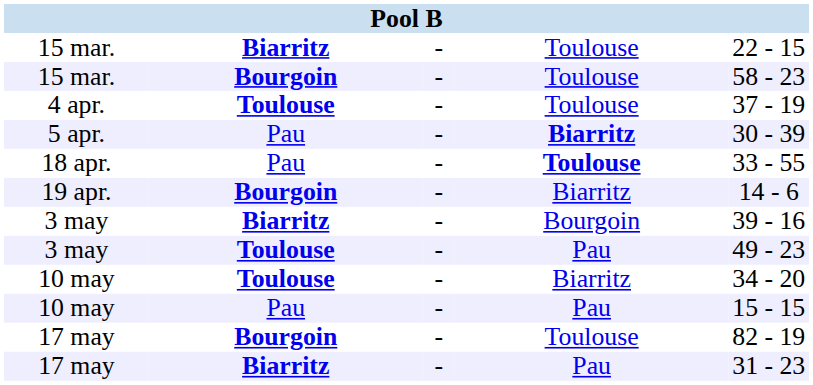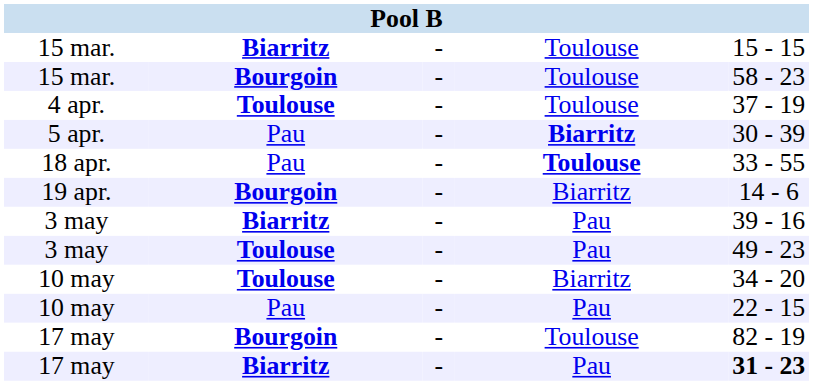(769, 47) 22 - 15 -> (769, 47) 15 - 15
(592, 221) Bourgoin -> (592, 221) Pau
(769, 307) 15 - 15 -> (769, 307) 22 - 15
(769, 365) normal -> (769, 365) bold
